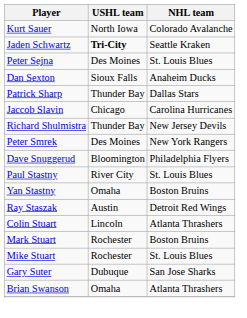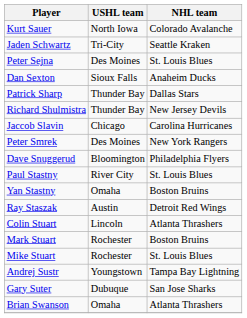(109, 45) bold -> (107, 45) normal
rows swapped: (46, 126) <-> (35, 110)
+ row: (33, 272)
